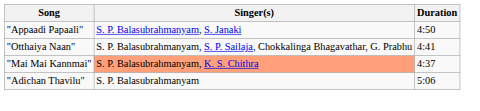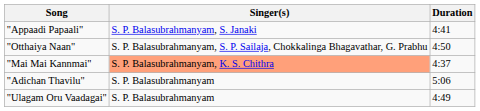(426, 30) 4:50 -> (442, 30) 4:41
(426, 47) 4:41 -> (442, 47) 4:50
+ row: (57, 98)
